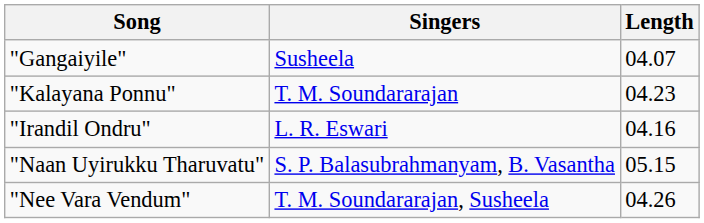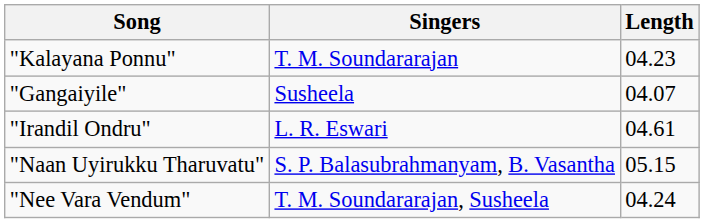rows swapped: (93, 93) <-> (68, 57)
(650, 128) 04.16 -> (650, 128) 04.61
(650, 199) 04.26 -> (650, 199) 04.24
